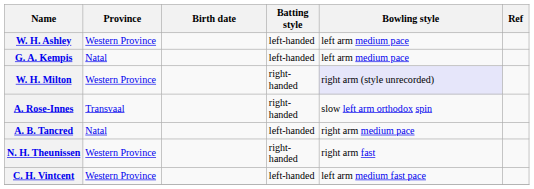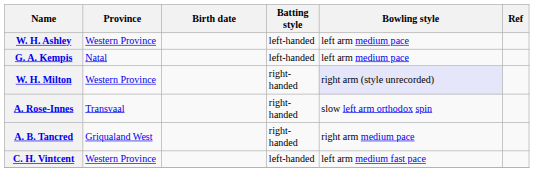(96, 131) Natal -> (119, 137) Griqualand West
(292, 131) left-handed -> (283, 137) right-handed
- row: (44, 153)
